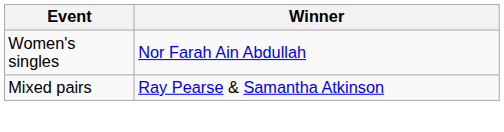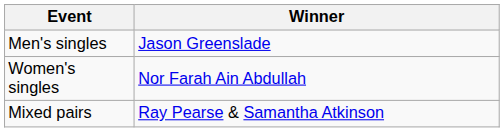+ row: (57, 43)
